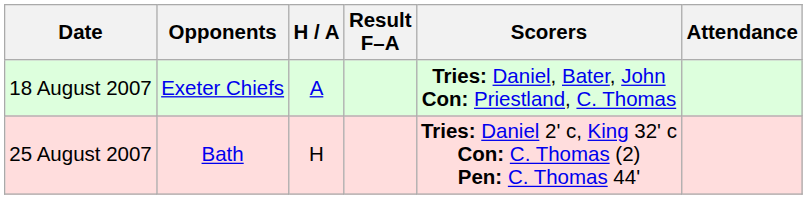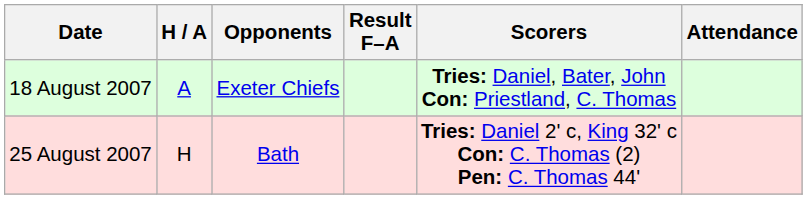columns swapped: (223, 32) <-> (316, 32)
